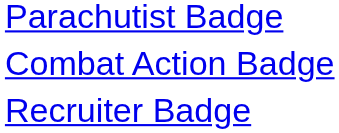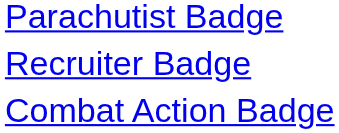rows swapped: (170, 63) <-> (128, 110)
